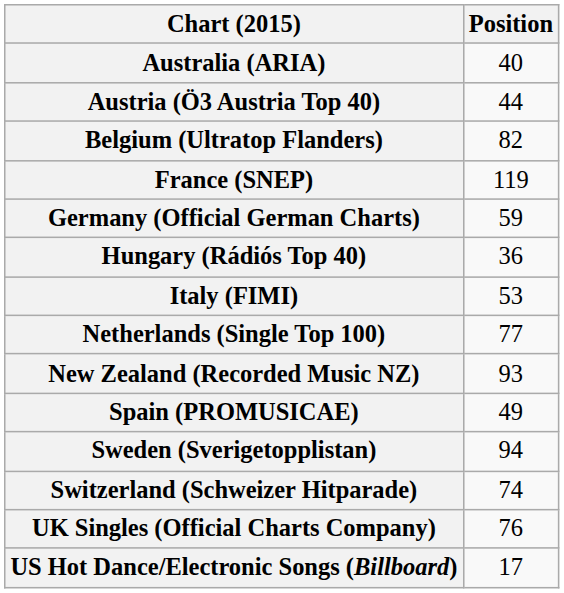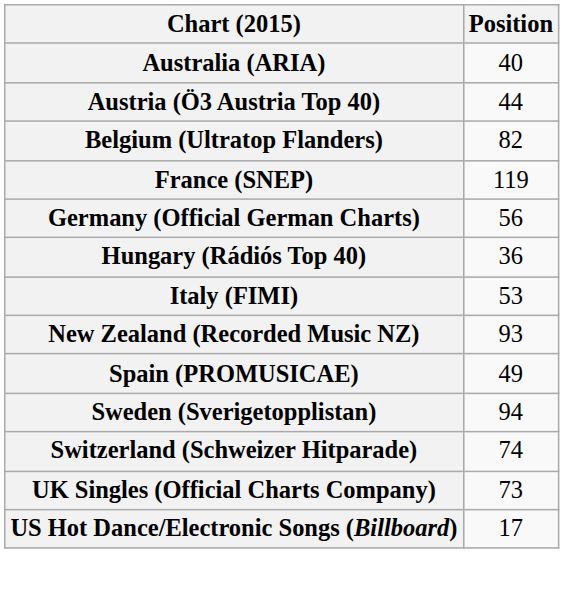(511, 218) 59 -> (511, 218) 56
- row: (234, 334)
(511, 528) 76 -> (511, 489) 73
